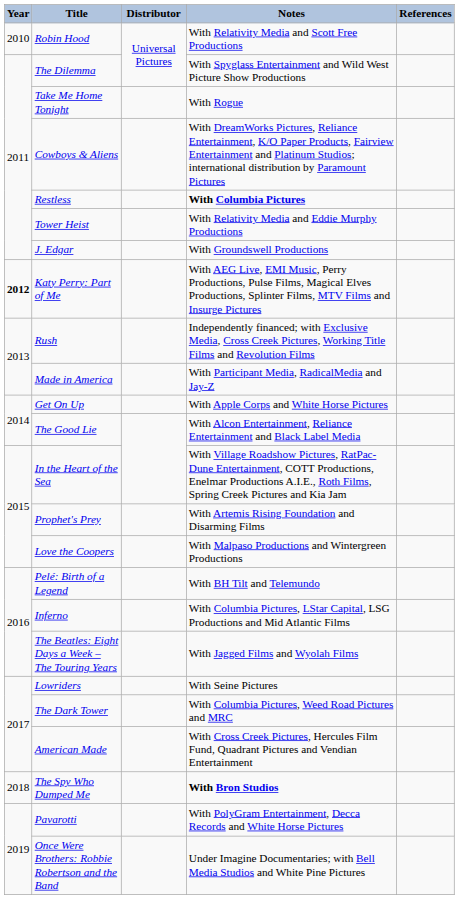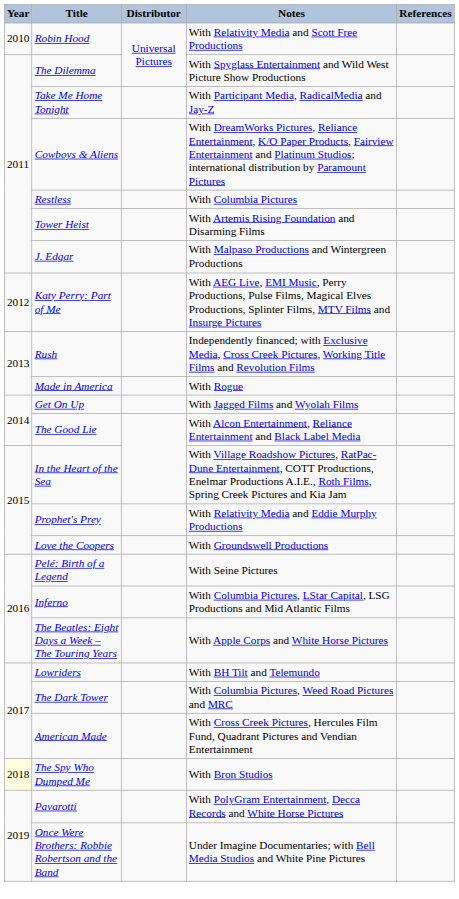(216, 102) With Rogue -> (285, 102) With Participant Media, RadicalMedia and Jay-Z
(247, 199) bold -> (243, 199) normal
(283, 225) With Relativity Media and Eddie Murphy Productions -> (272, 225) With Artemis Rising Foundation and Disarming Films
(259, 250) With Groundswell Productions -> (287, 257) With Malpaso Productions and Wintergreen Productions
(18, 288) bold -> (18, 302) normal
(285, 379) With Participant Media, RadicalMedia and Jay-Z -> (216, 385) With Rogue
(288, 404) With Apple Corps and White Horse Pictures -> (274, 404) With Jagged Films and Wyolah Films
(272, 520) With Artemis Rising Foundation and Disarming Films -> (283, 520) With Relativity Media and Eddie Murphy Productions
(287, 551) With Malpaso Productions and Wintergreen Productions -> (259, 545) With Groundswell Productions
(254, 583) With BH Tilt and Telemundo -> (233, 570) With Seine Pictures
(274, 654) With Jagged Films and Wyolah Films -> (288, 640) With Apple Corps and White Horse Pictures
(233, 686) With Seine Pictures -> (254, 672) With BH Tilt and Telemundo
(18, 788) no background -> (18, 774) lightyellow background
(234, 788) bold -> (231, 774) normal
